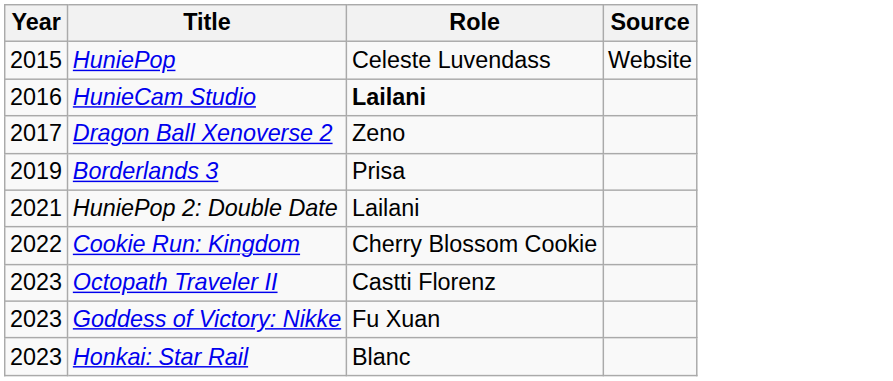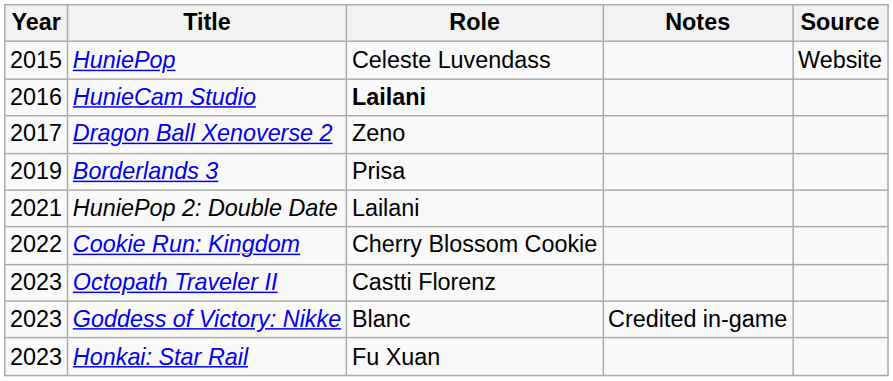+ column: (698, 23)
(396, 319) Fu Xuan -> (381, 319) Blanc
(381, 356) Blanc -> (396, 356) Fu Xuan
